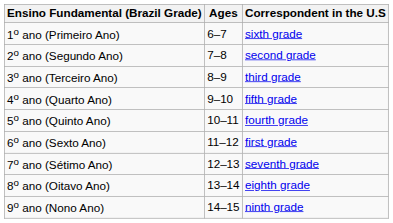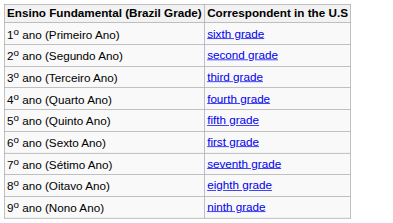- column: (223, 13)
(271, 98) fifth grade -> (239, 98) fourth grade
(276, 120) fourth grade -> (233, 120) fifth grade
